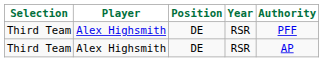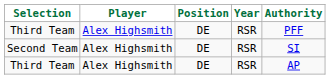+ row: (42, 48)
